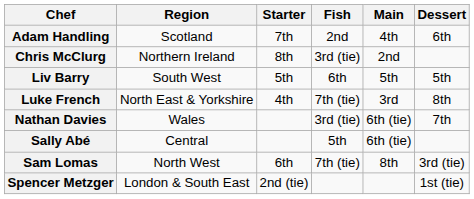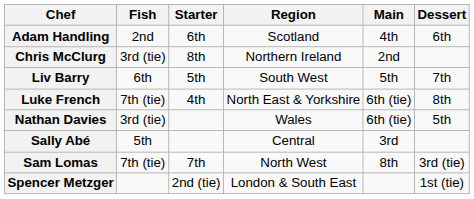columns swapped: (187, 15) <-> (337, 15)
(284, 36) 7th -> (196, 36) 6th
(442, 78) 5th -> (442, 78) 7th
(389, 99) 3rd -> (389, 99) 6th (tie)
(442, 120) 7th -> (442, 120) 5th
(389, 141) 6th (tie) -> (389, 141) 3rd
(284, 162) 6th -> (196, 162) 7th
